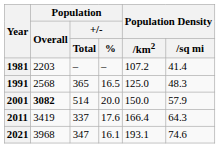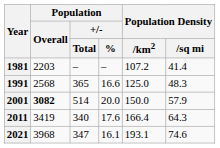(110, 83) 16.5 -> (110, 83) 16.6
(81, 117) 337 -> (81, 117) 340
